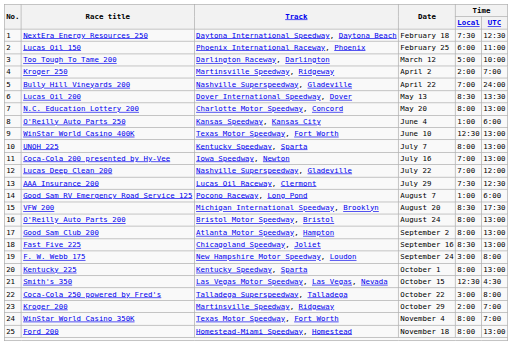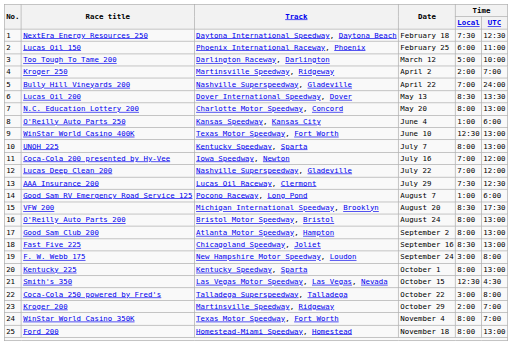(494, 159) 13:00 -> (494, 159) 12:00
